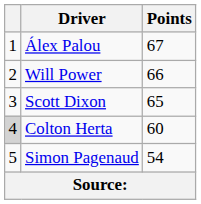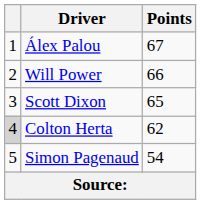(155, 129) 60 -> (155, 129) 62
